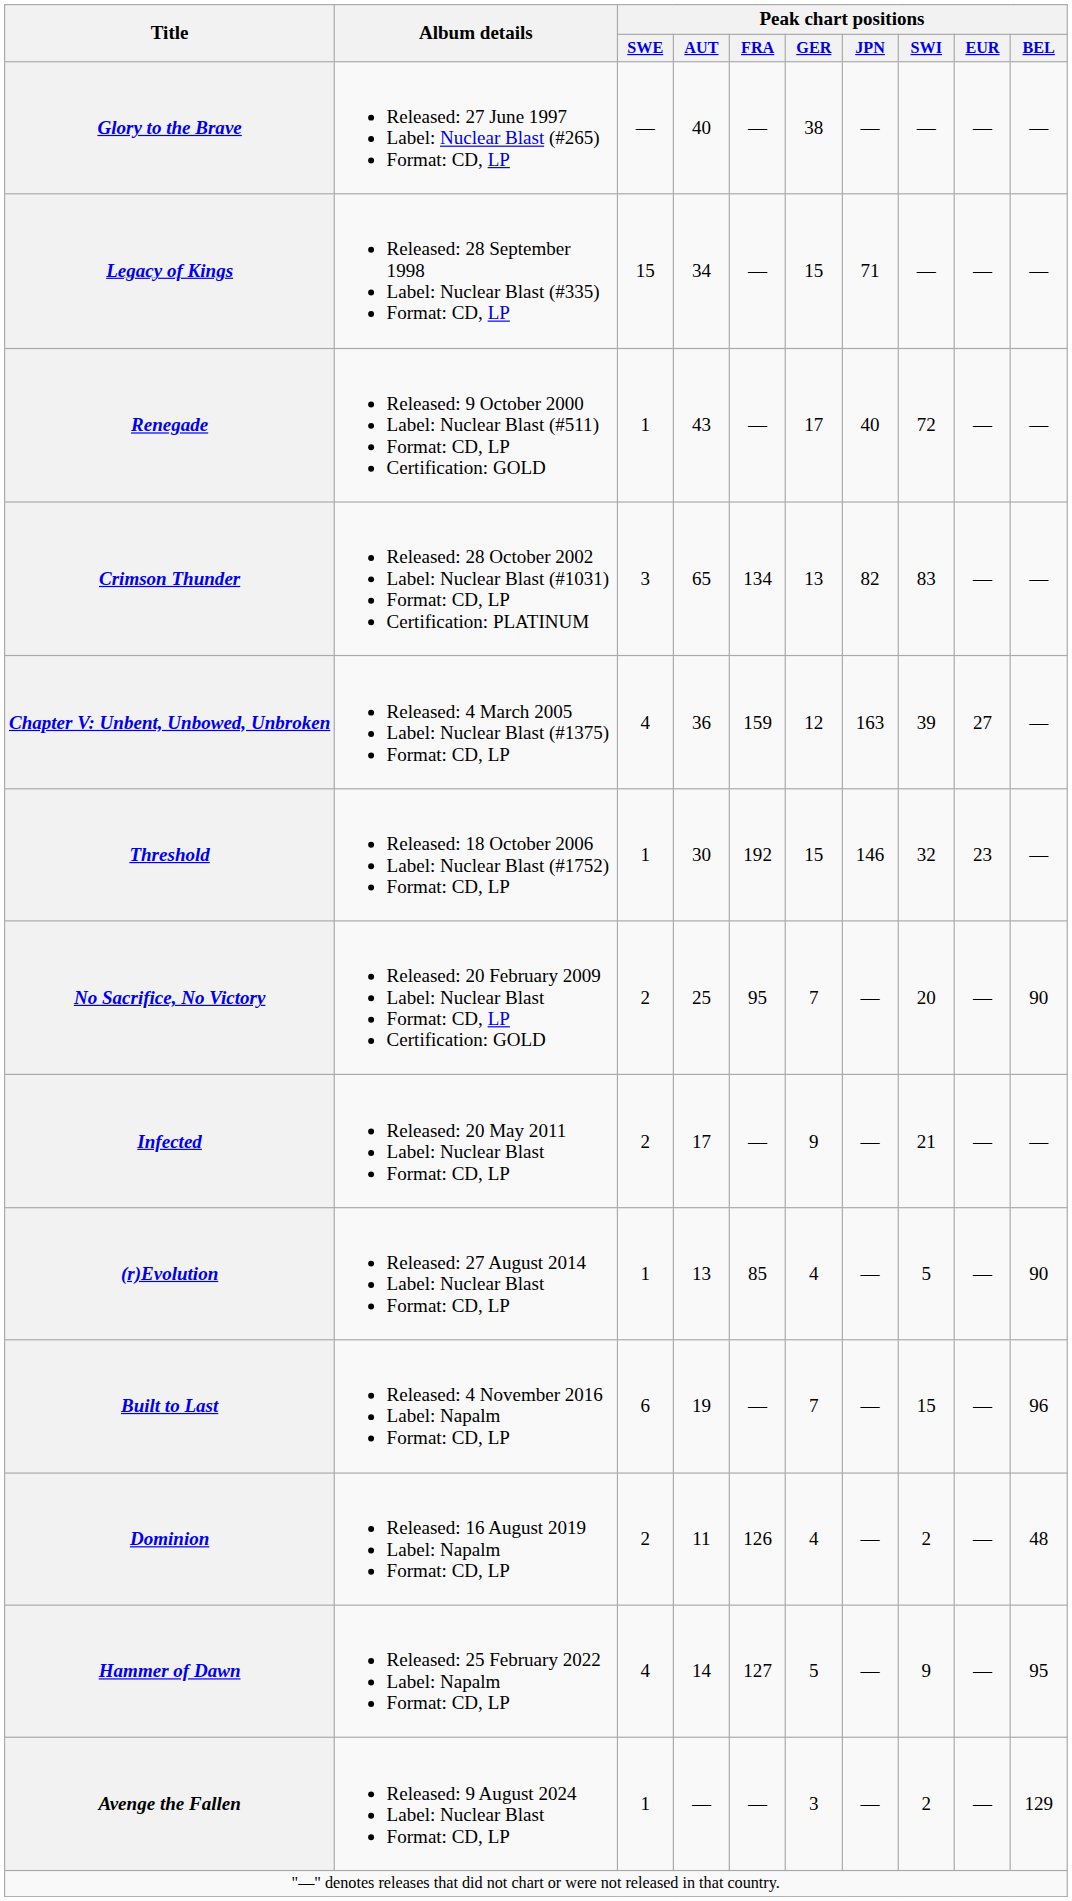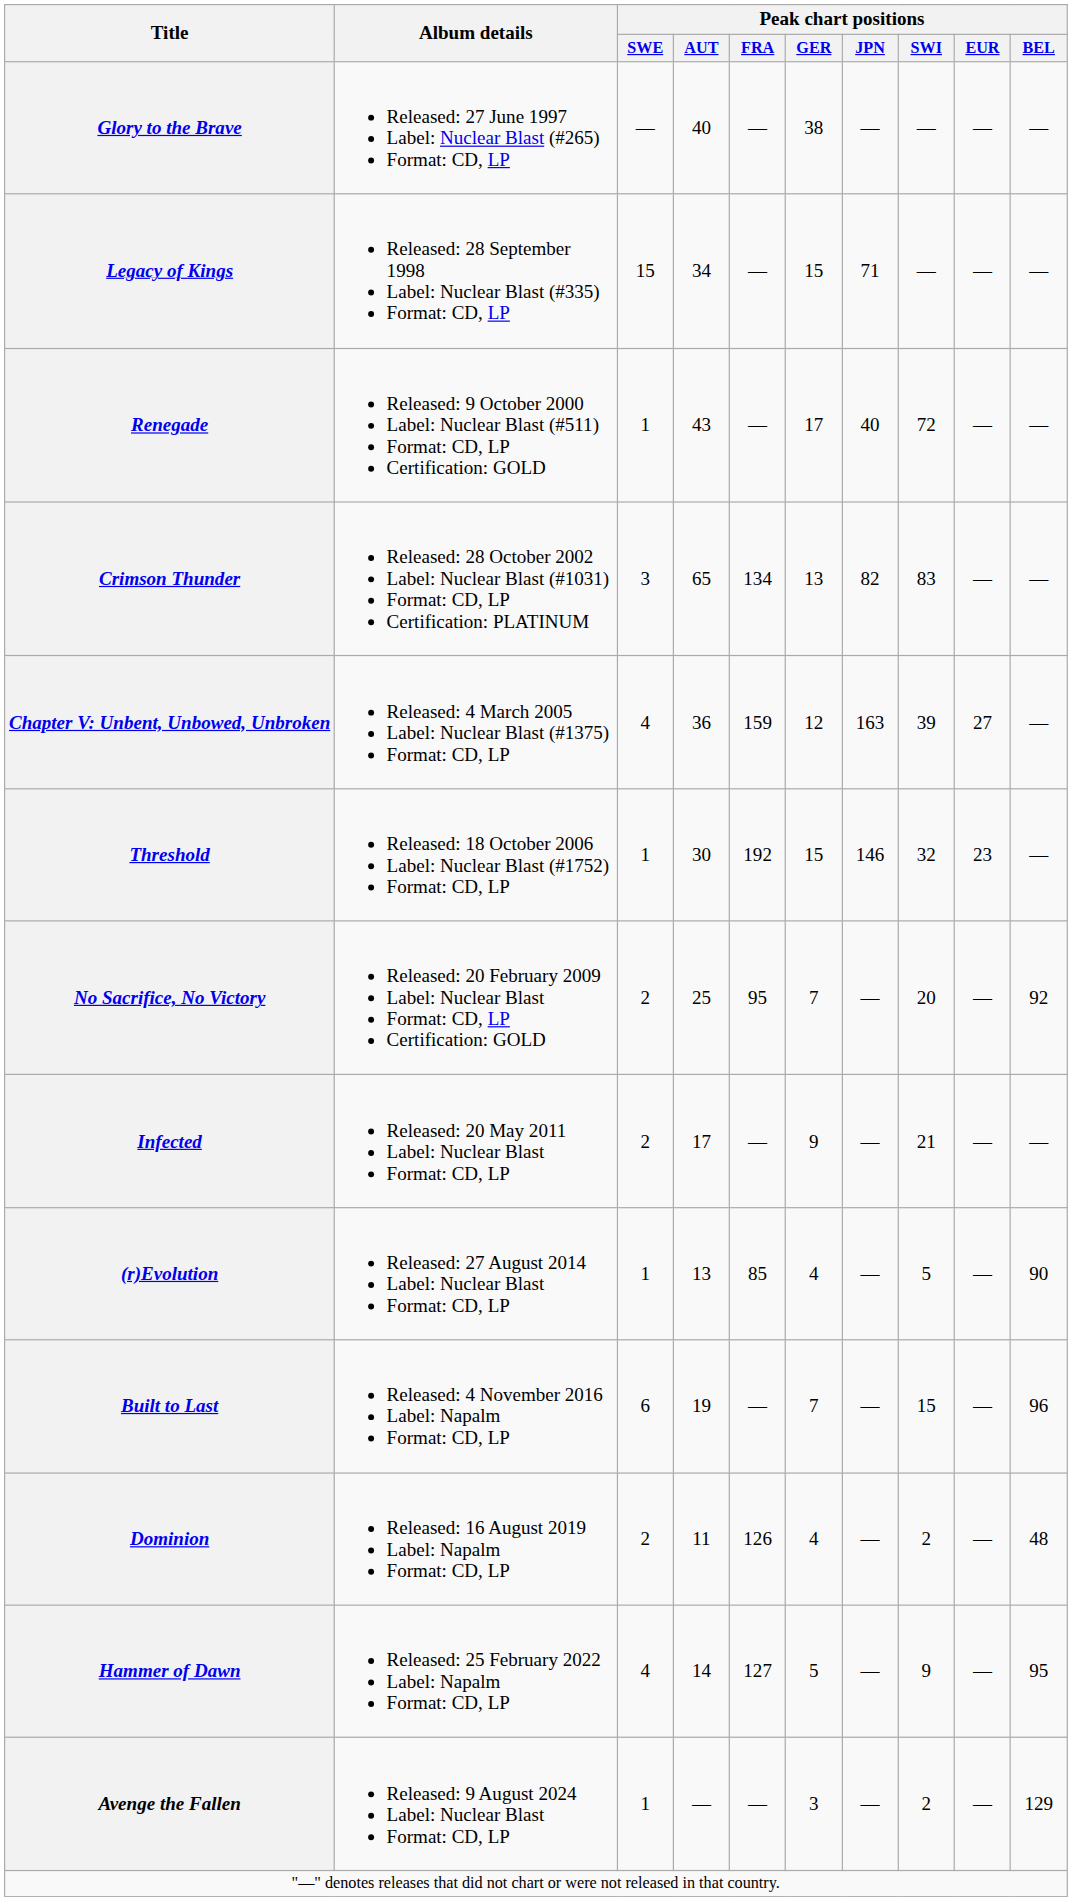(1039, 997) 90 -> (1039, 997) 92
